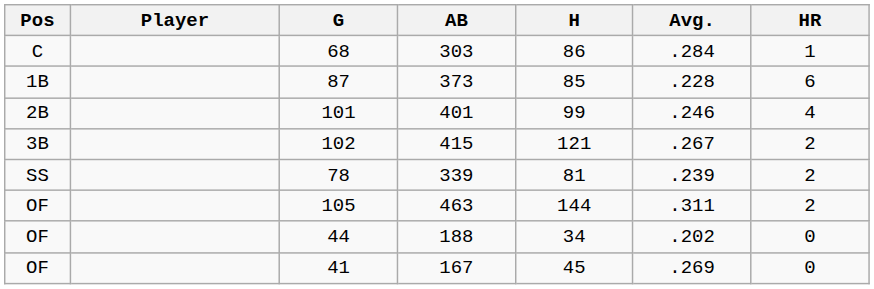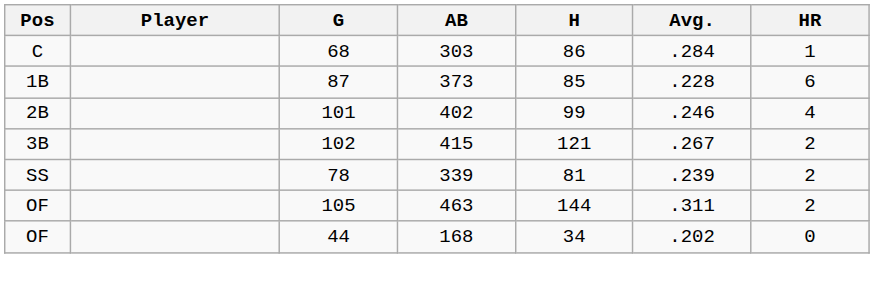(456, 113) 401 -> (456, 113) 402
(456, 237) 188 -> (456, 237) 168
- row: (339, 268)
